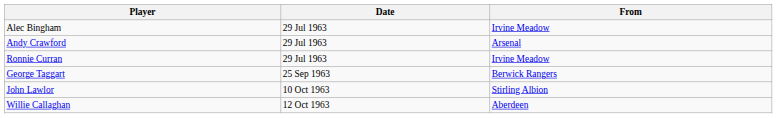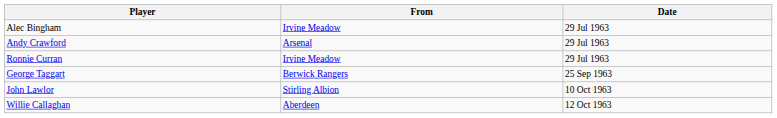columns swapped: (631, 12) <-> (385, 12)
